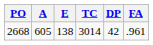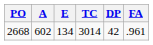(43, 31) 605 -> (43, 31) 602
(65, 31) 138 -> (65, 31) 134
